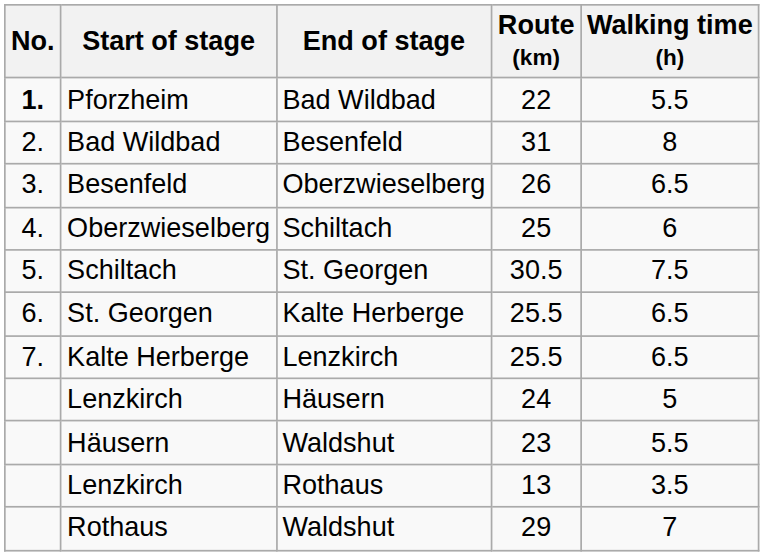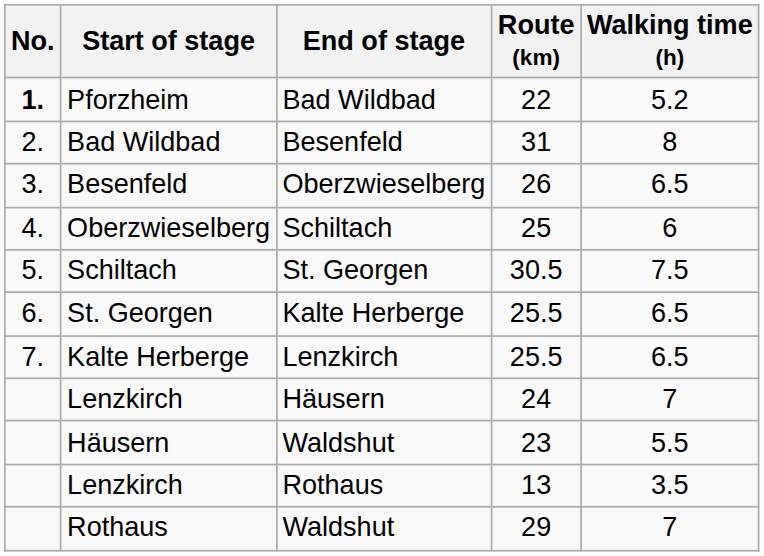(670, 99) 5.5 -> (670, 99) 5.2
(670, 399) 5 -> (670, 399) 7
